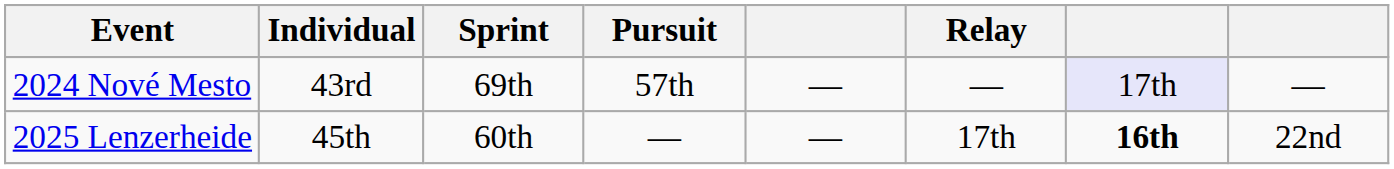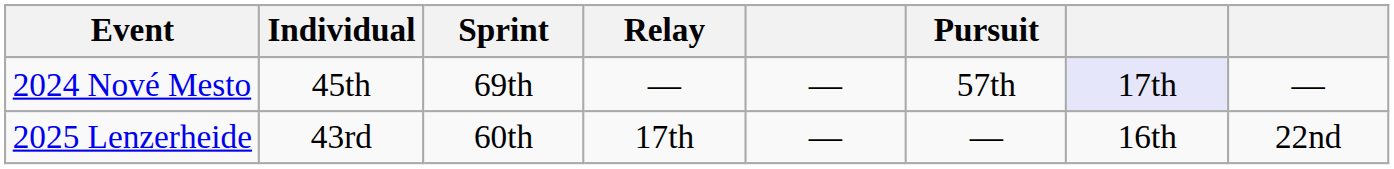columns swapped: (664, 30) <-> (986, 30)
(341, 83) 43rd -> (341, 83) 45th
(341, 136) 45th -> (341, 136) 43rd
(1147, 136) bold -> (1147, 136) normal
